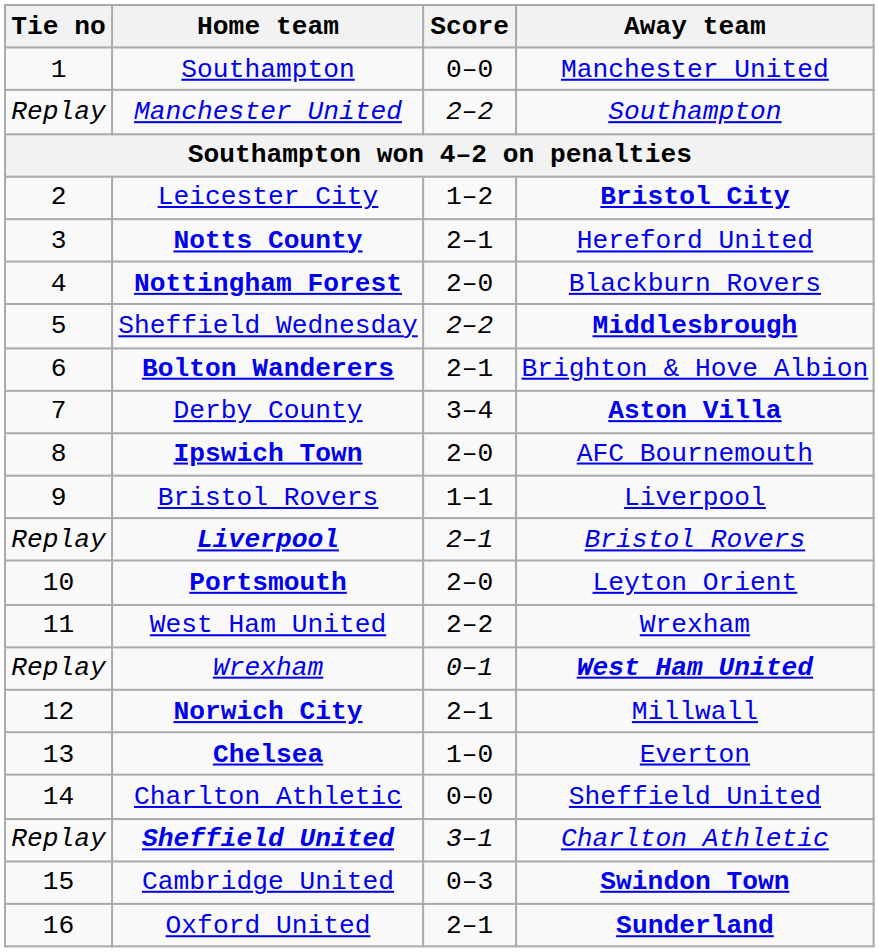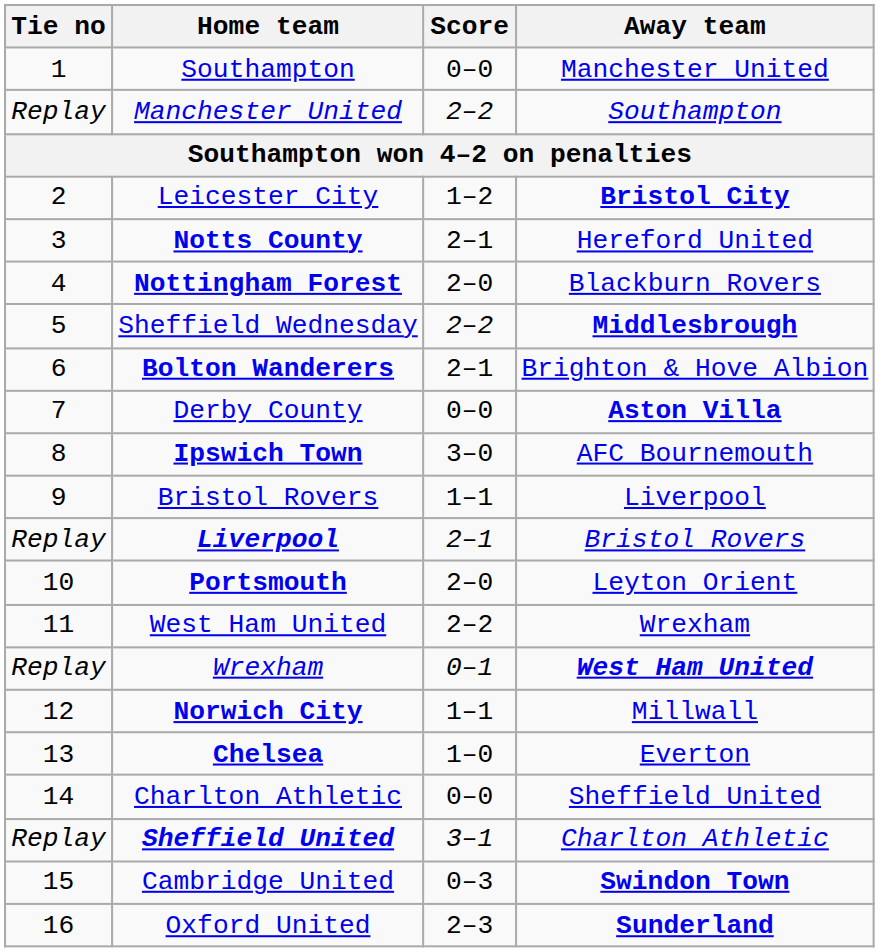(470, 412) 3–4 -> (470, 412) 0–0
(470, 454) 2–0 -> (470, 454) 3–0
(470, 711) 2–1 -> (470, 711) 1–1
(470, 925) 2–1 -> (470, 925) 2–3
